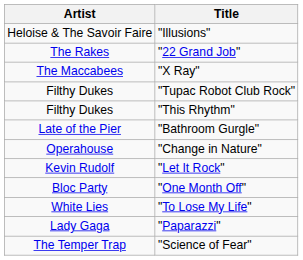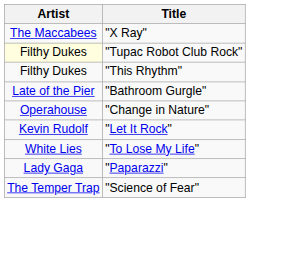- row: (184, 33)
- row: (199, 52)
(80, 91) no background -> (53, 52) lightyellow background
- row: (202, 187)
